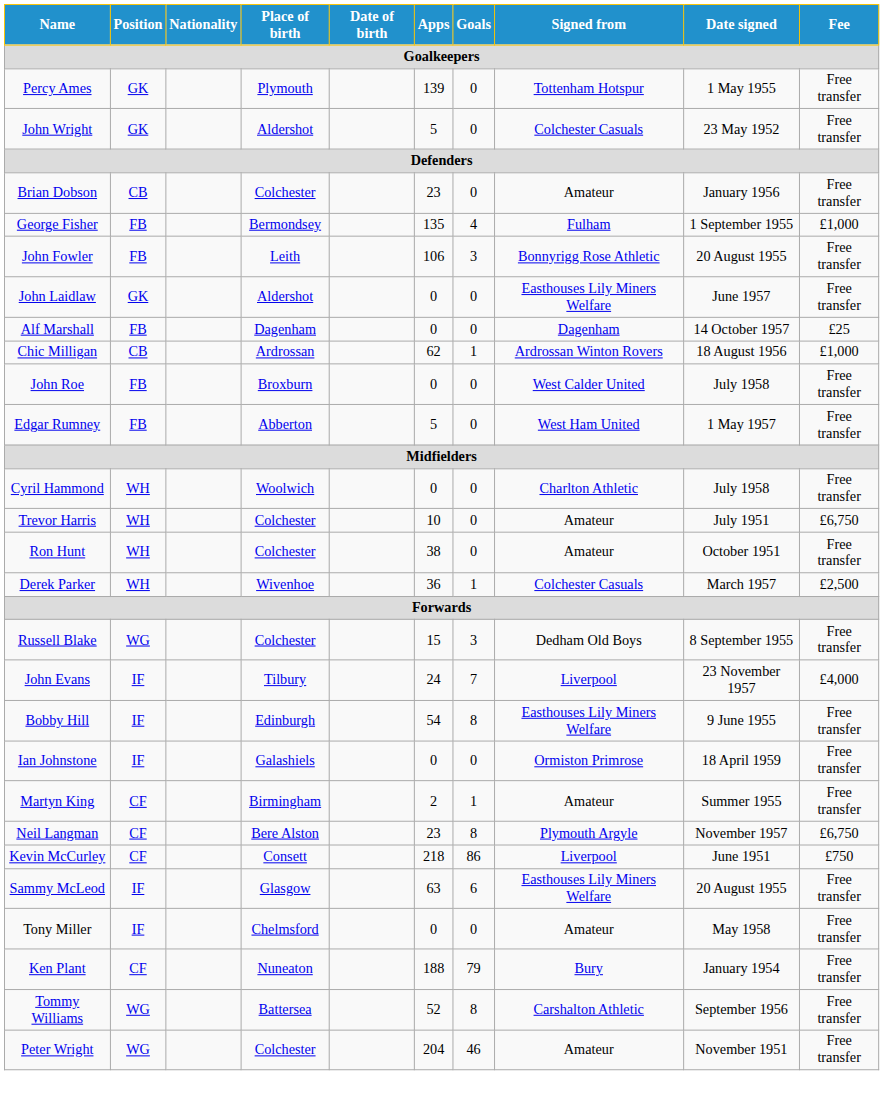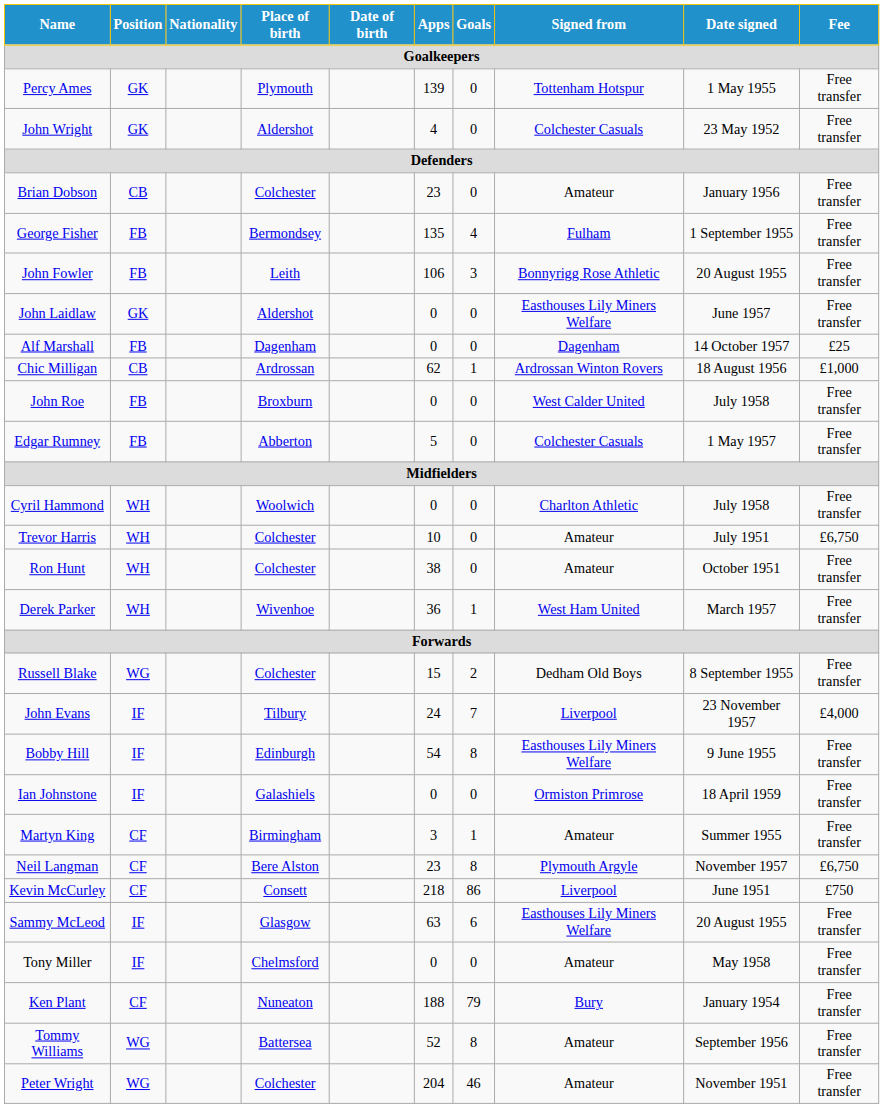(434, 129) 5 -> (434, 129) 4
(839, 225) £1,000 -> (839, 233) Free transfer
(589, 425) West Ham United -> (589, 441) Colchester Casuals
(589, 584) Colchester Casuals -> (589, 609) West Ham United
(839, 584) £2,500 -> (839, 609) Free transfer
(474, 640) 3 -> (474, 673) 2
(434, 801) 2 -> (434, 835) 3
(589, 1009) Carshalton Athletic -> (589, 1043) Amateur
